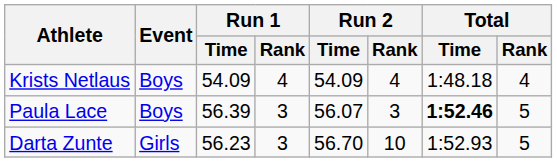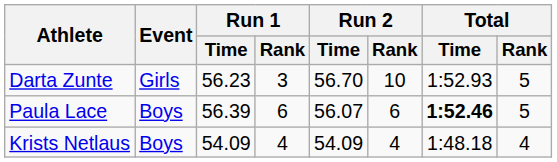rows swapped: (70, 81) <-> (61, 143)
(282, 112) 3 -> (282, 112) 6
(395, 112) 3 -> (395, 112) 6
